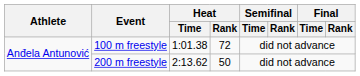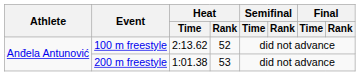(190, 46) 1:01.38 -> (190, 46) 2:13.62
(225, 46) 72 -> (225, 46) 52
(190, 63) 2:13.62 -> (190, 63) 1:01.38
(225, 63) 50 -> (225, 63) 53
